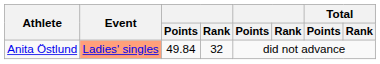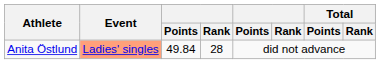(217, 50) 32 -> (217, 50) 28
